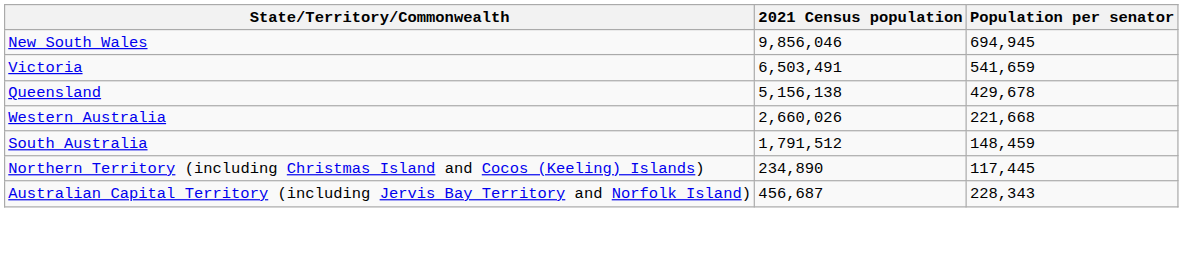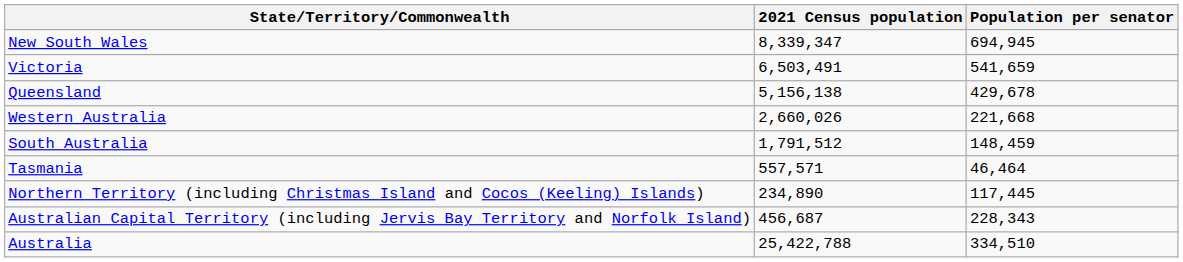(800, 42) 9,856,046 -> (800, 42) 8,339,347
+ row: (45, 168)
+ row: (50, 244)
